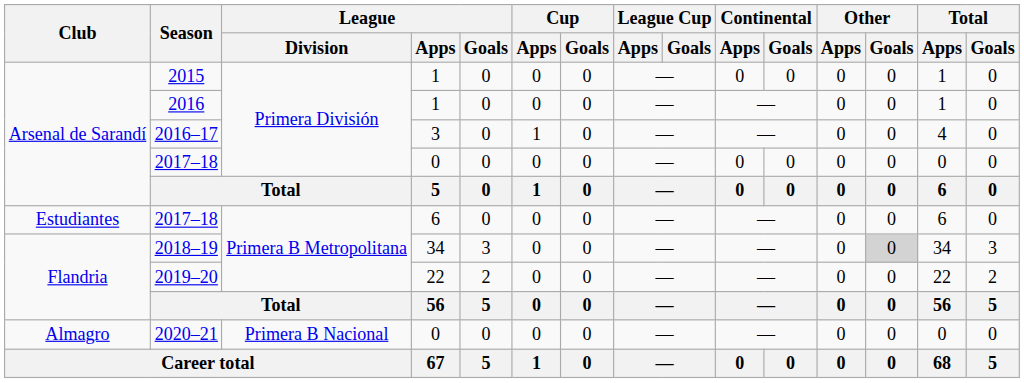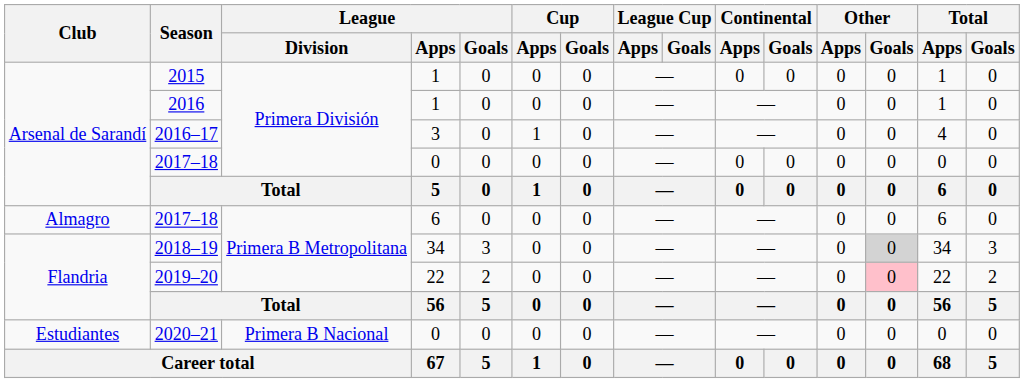(78, 219) Estudiantes -> (78, 219) Almagro
(891, 276) no background -> (891, 276) pink background
(78, 334) Almagro -> (78, 334) Estudiantes
